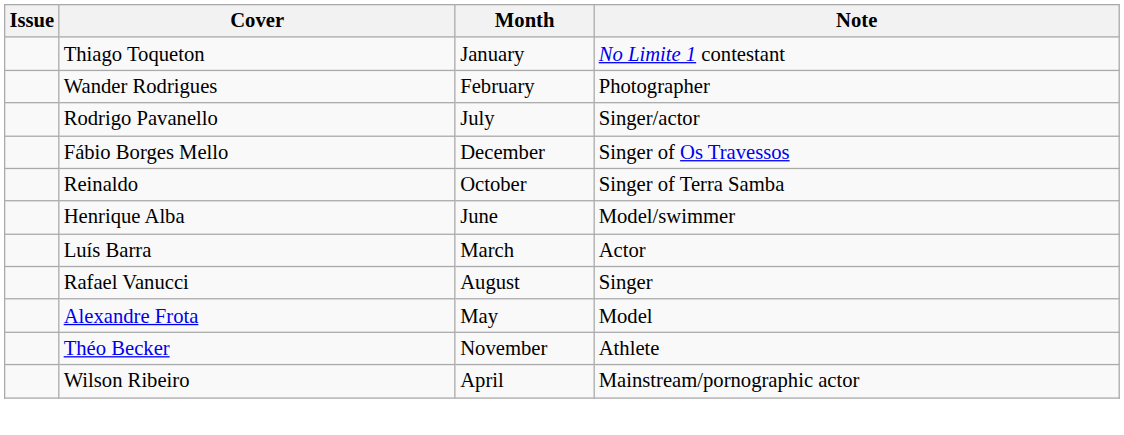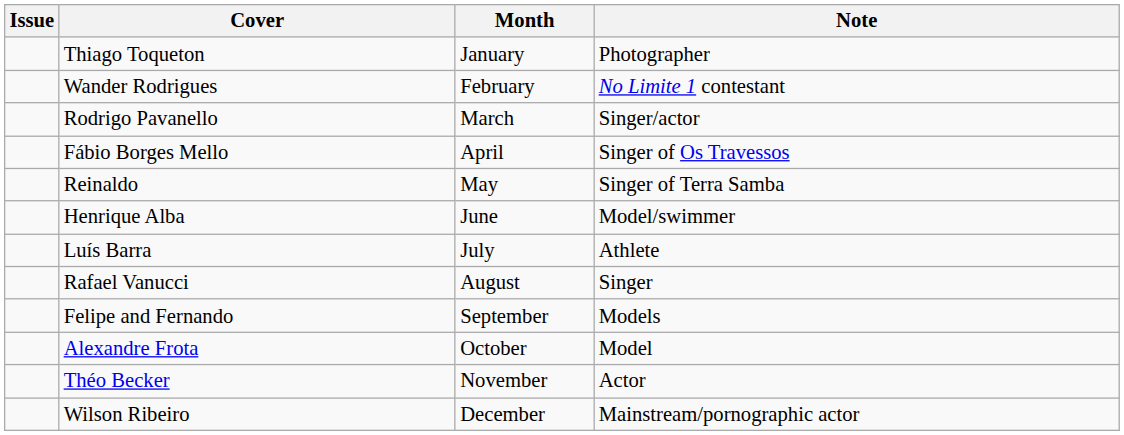(692, 53) No Limite 1 contestant -> (654, 53) Photographer
(654, 86) Photographer -> (692, 86) No Limite 1 contestant
(477, 119) July -> (487, 119) March
(503, 151) December -> (482, 151) April
(493, 184) October -> (479, 184) May
(487, 250) March -> (477, 250) July
(622, 250) Actor -> (629, 250) Athlete
+ row: (149, 315)
(479, 315) May -> (493, 348) October
(629, 348) Athlete -> (622, 380) Actor
(482, 380) April -> (503, 413) December
